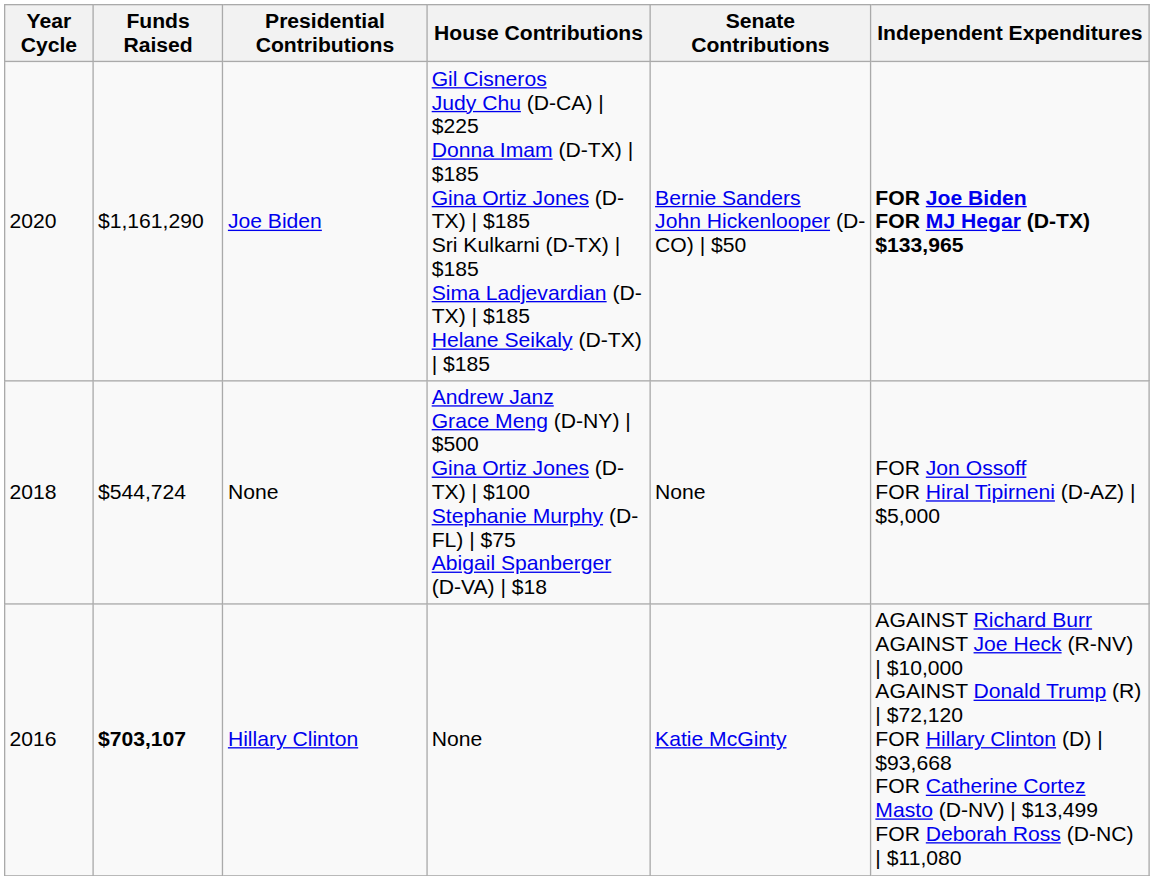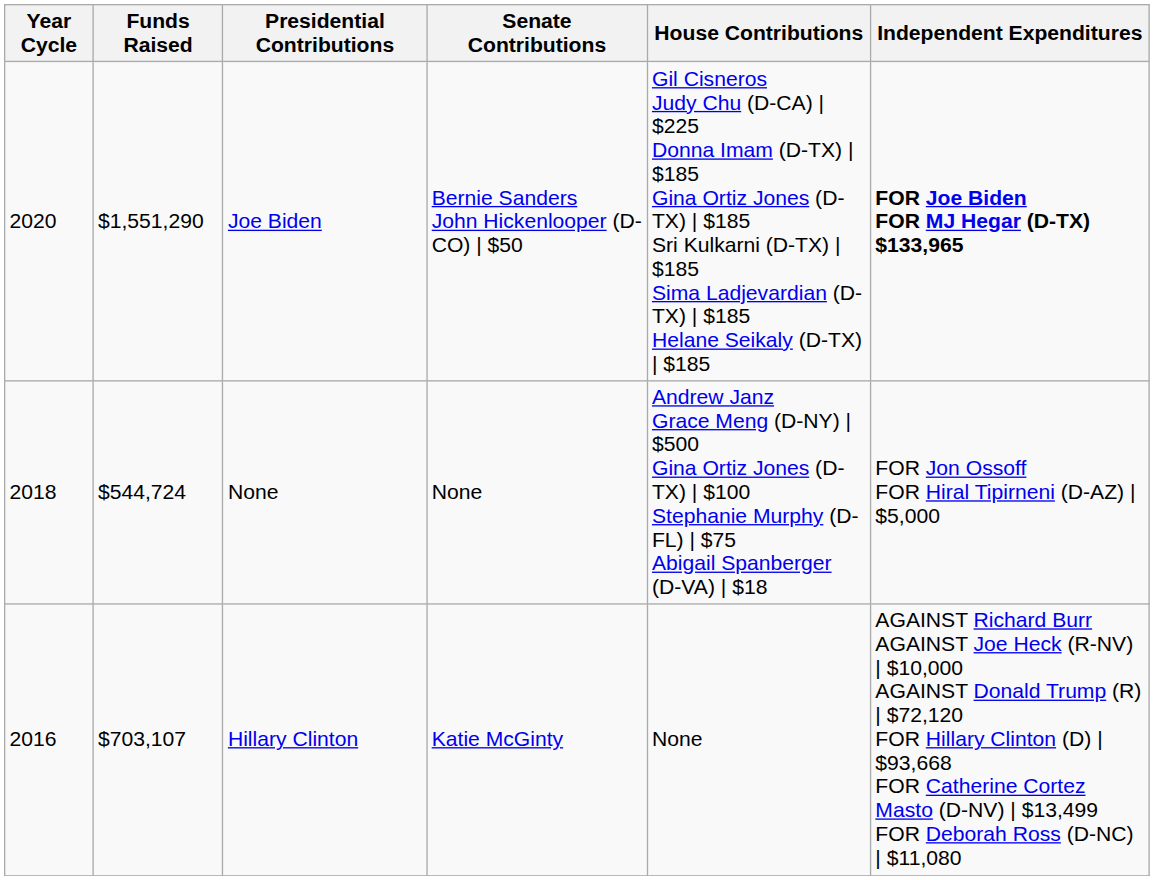columns swapped: (760, 33) <-> (539, 33)
(151, 221) $1,161,290 -> (151, 221) $1,551,290
(142, 739) bold -> (142, 739) normal
